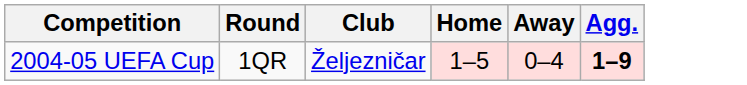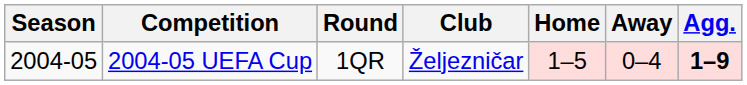+ column: (54, 23)
